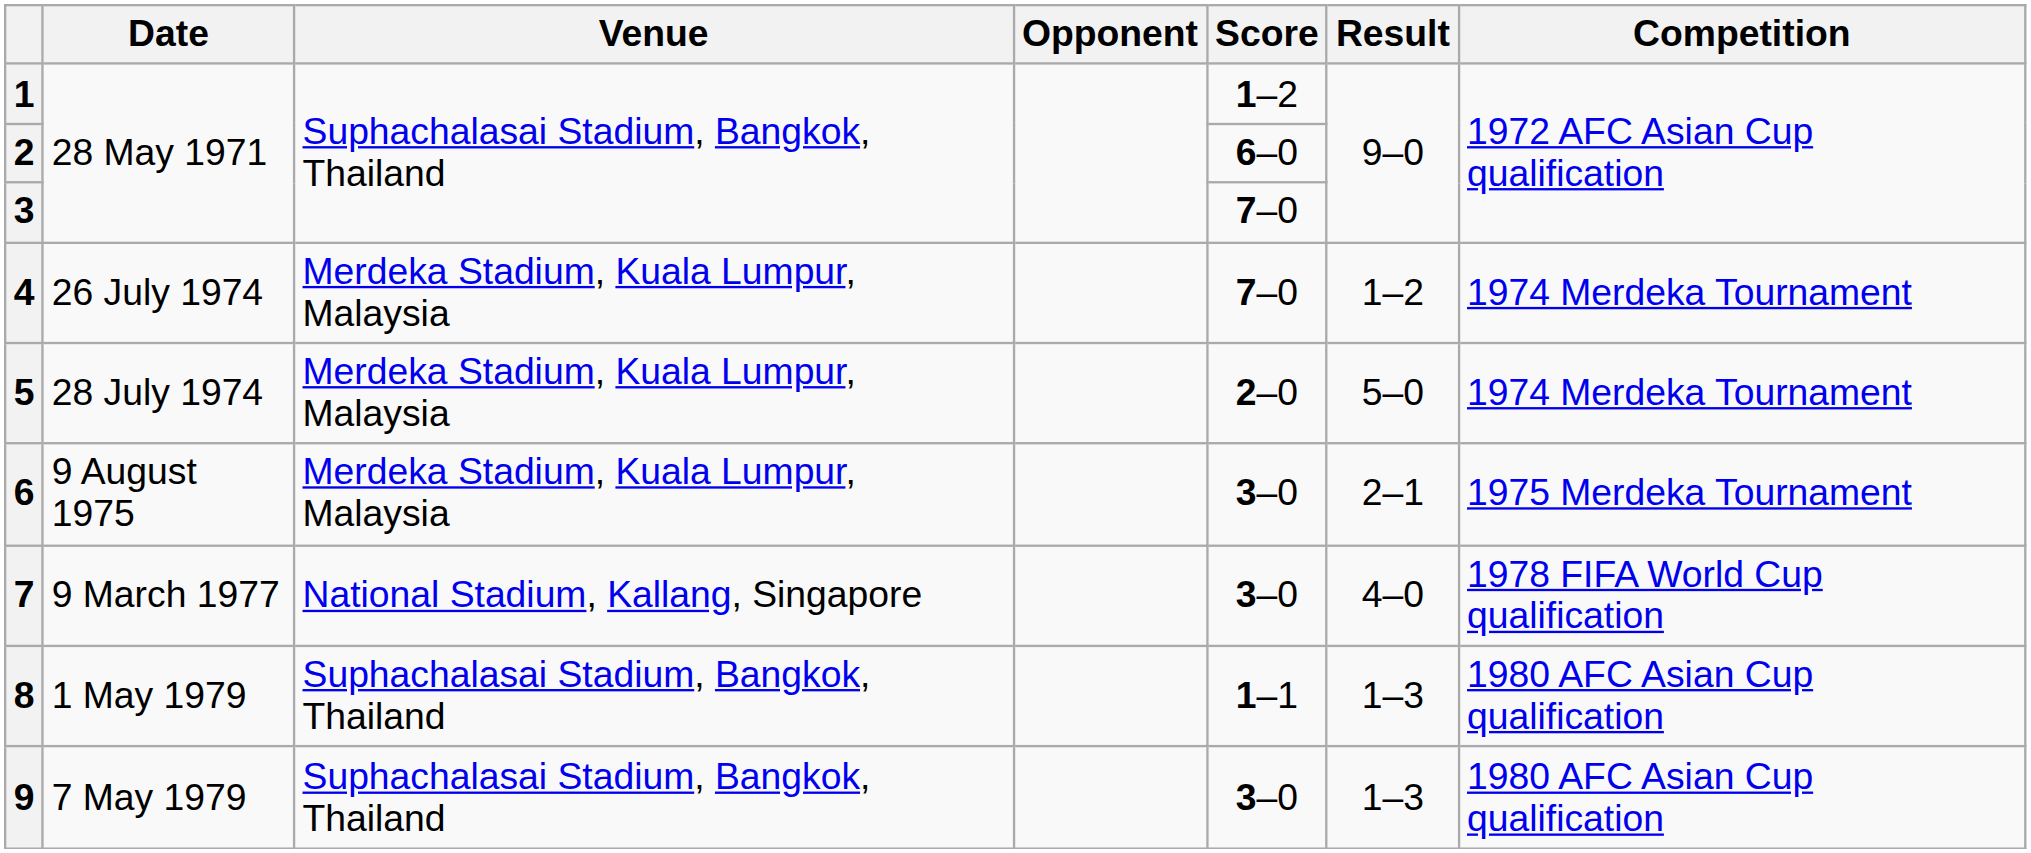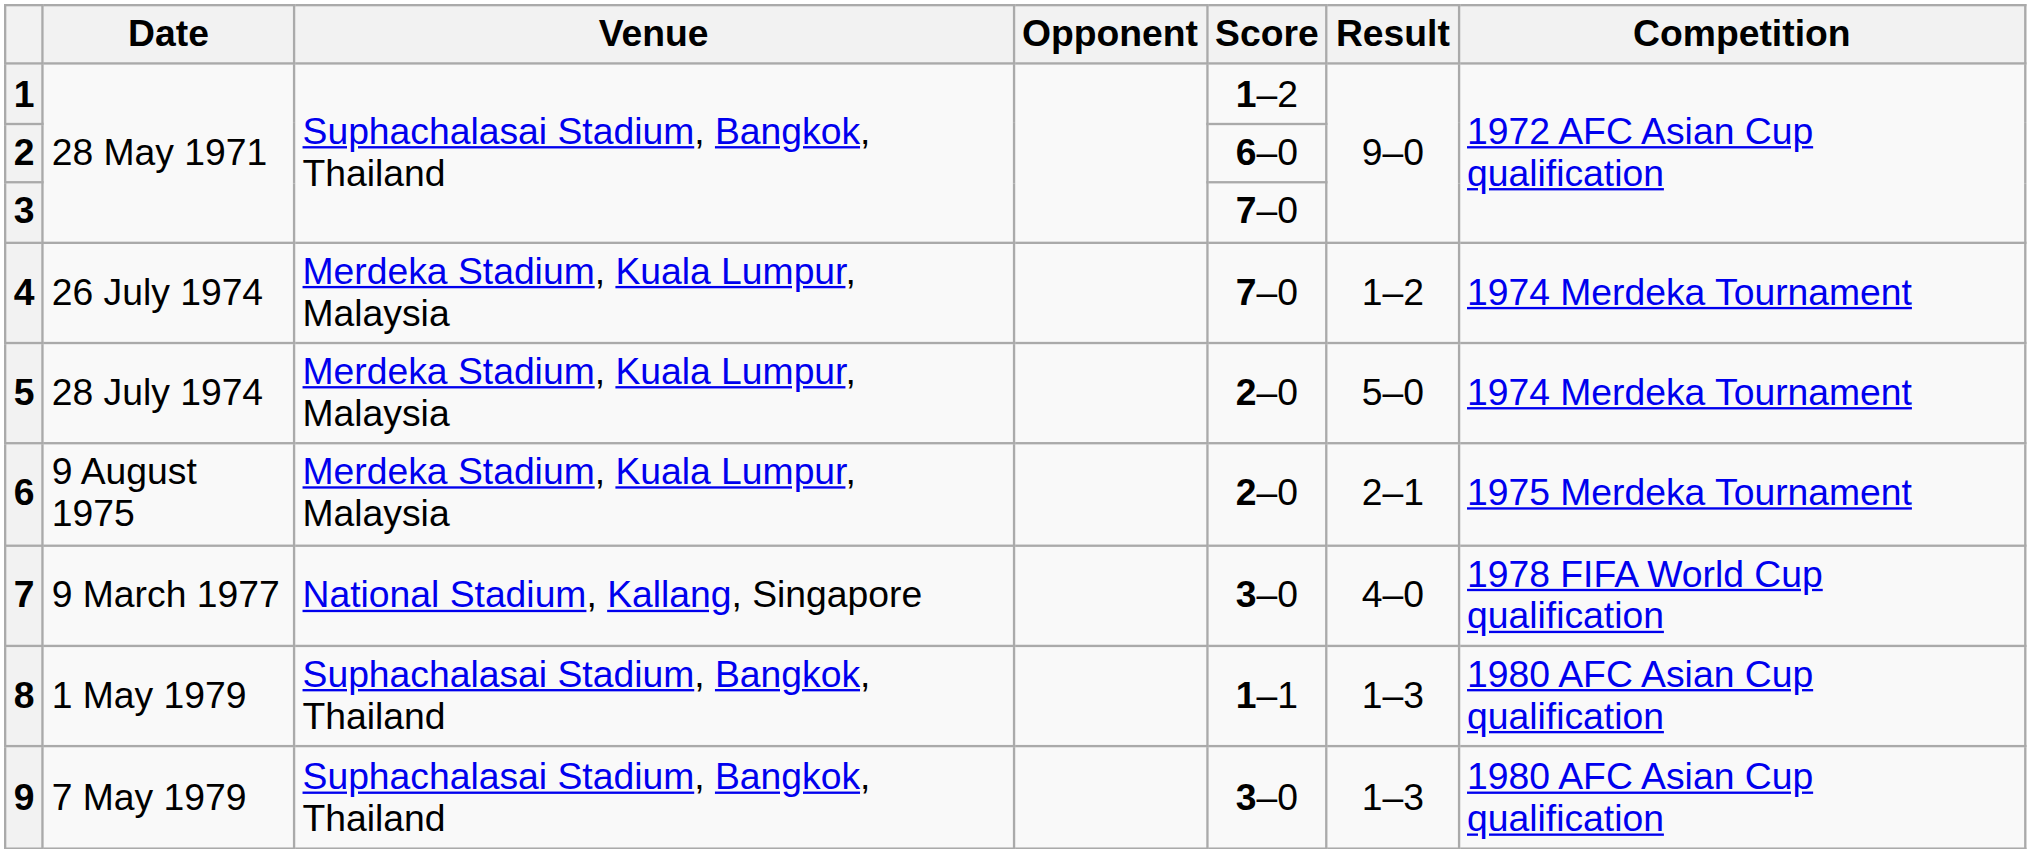(1267, 493) 3–0 -> (1267, 493) 2–0
